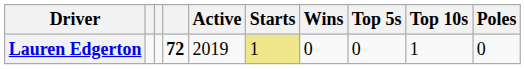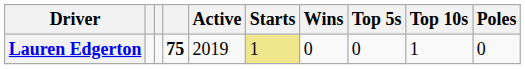(175, 49) 72 -> (175, 49) 75
